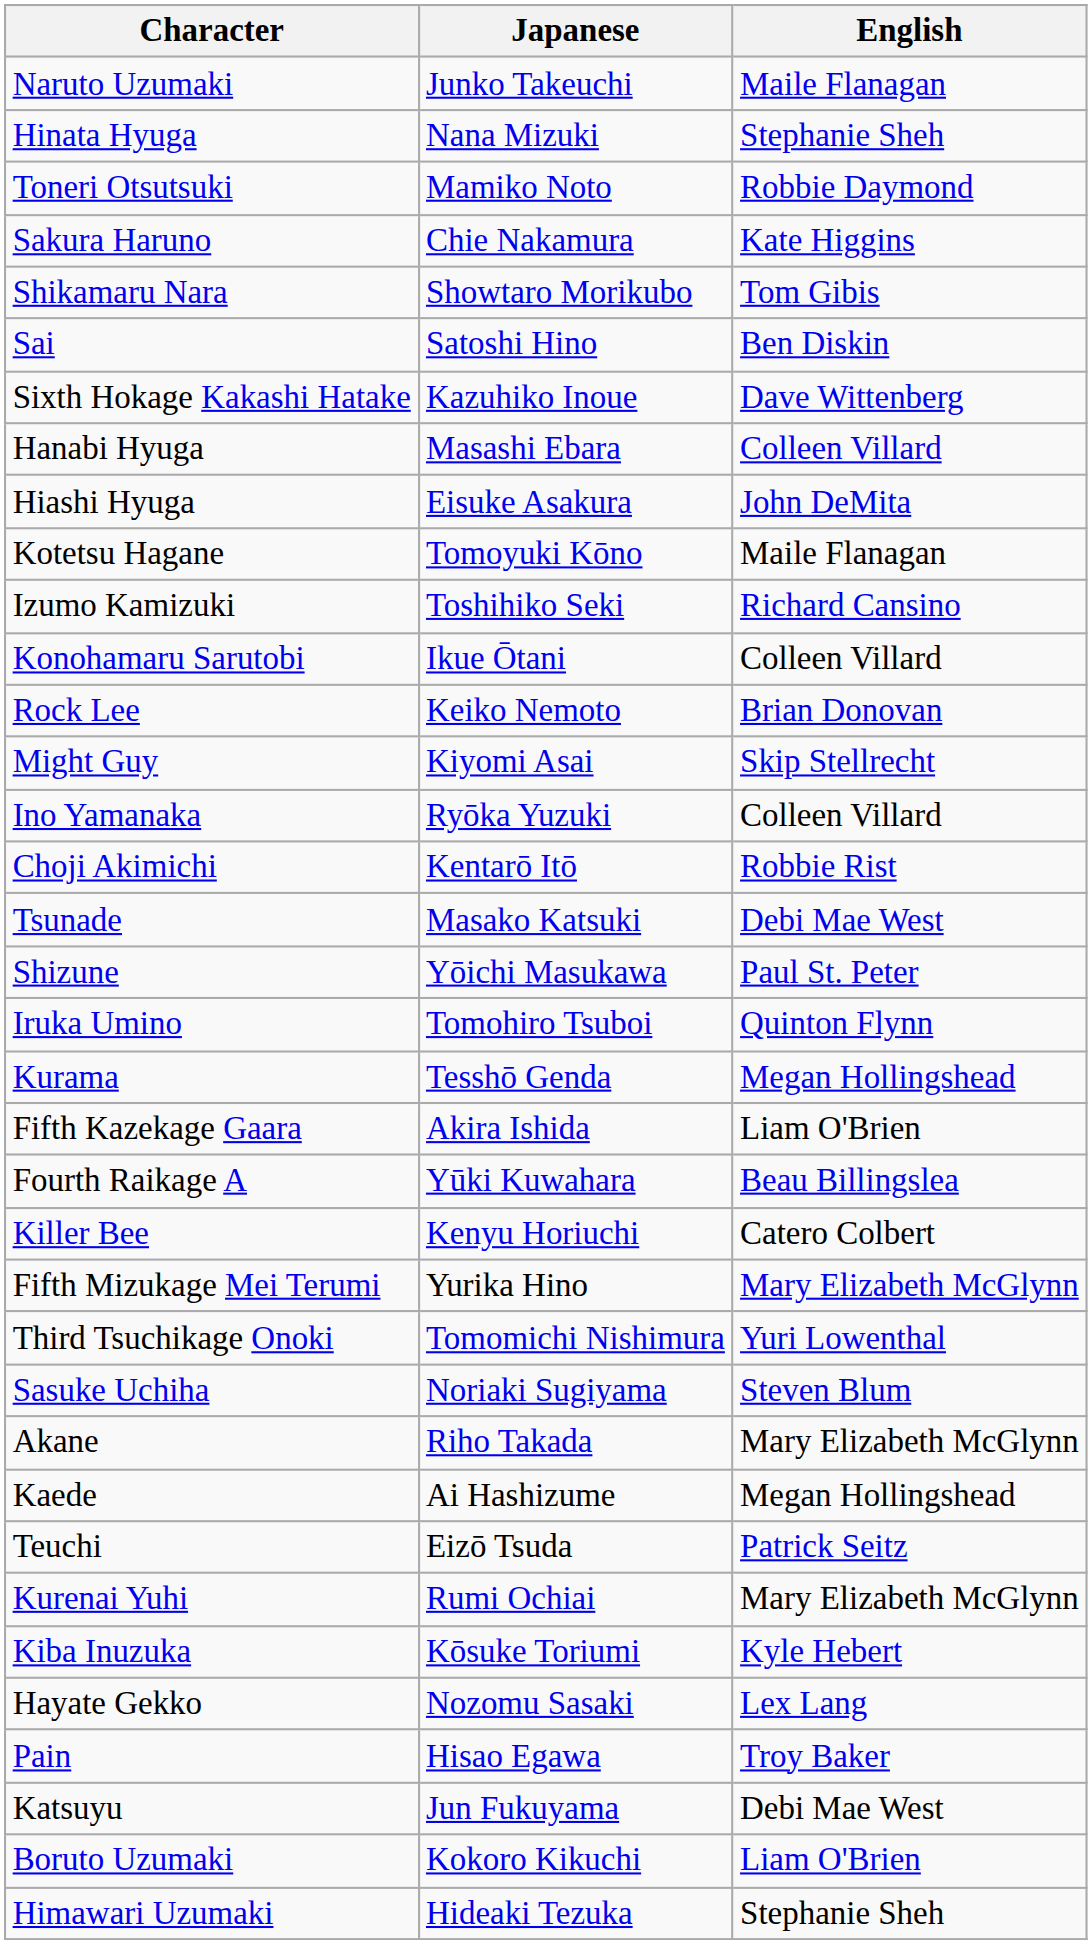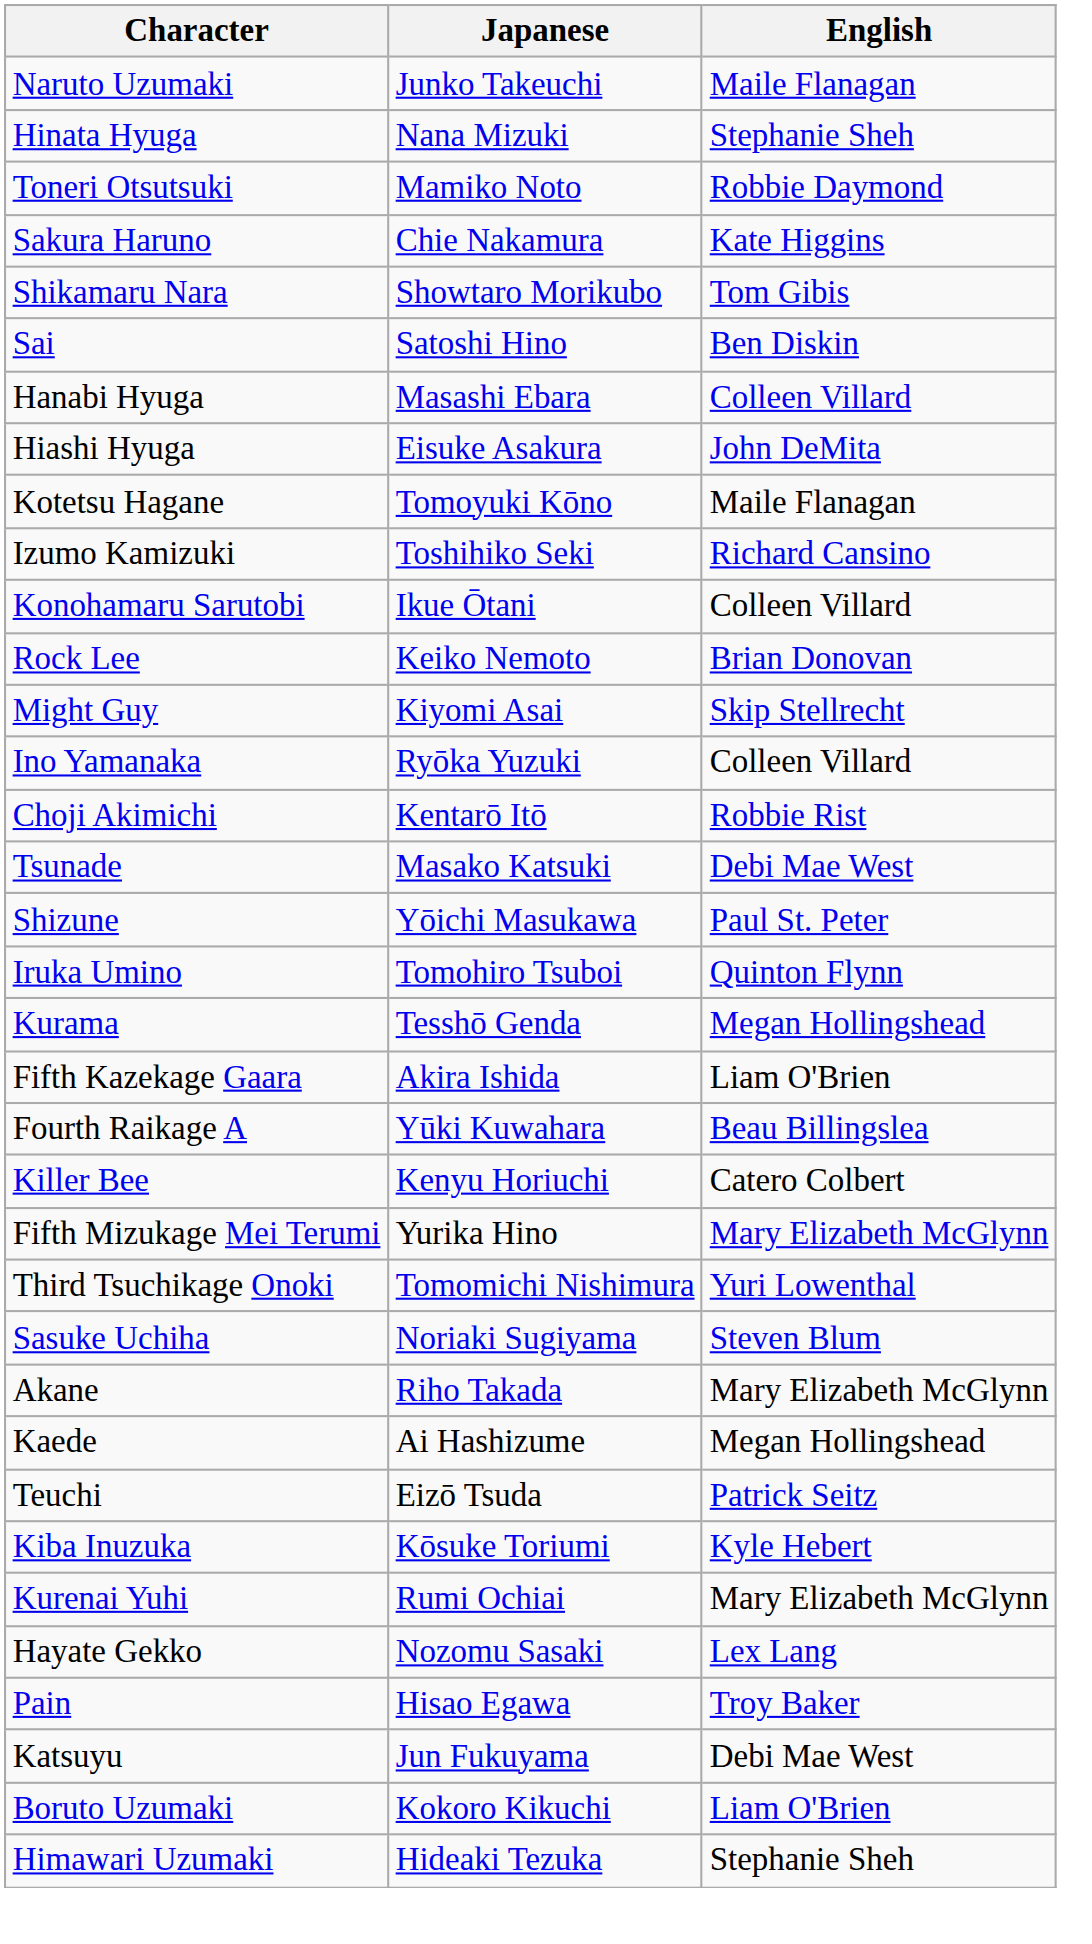- row: (212, 396)
rows swapped: (102, 1651) <-> (100, 1598)
